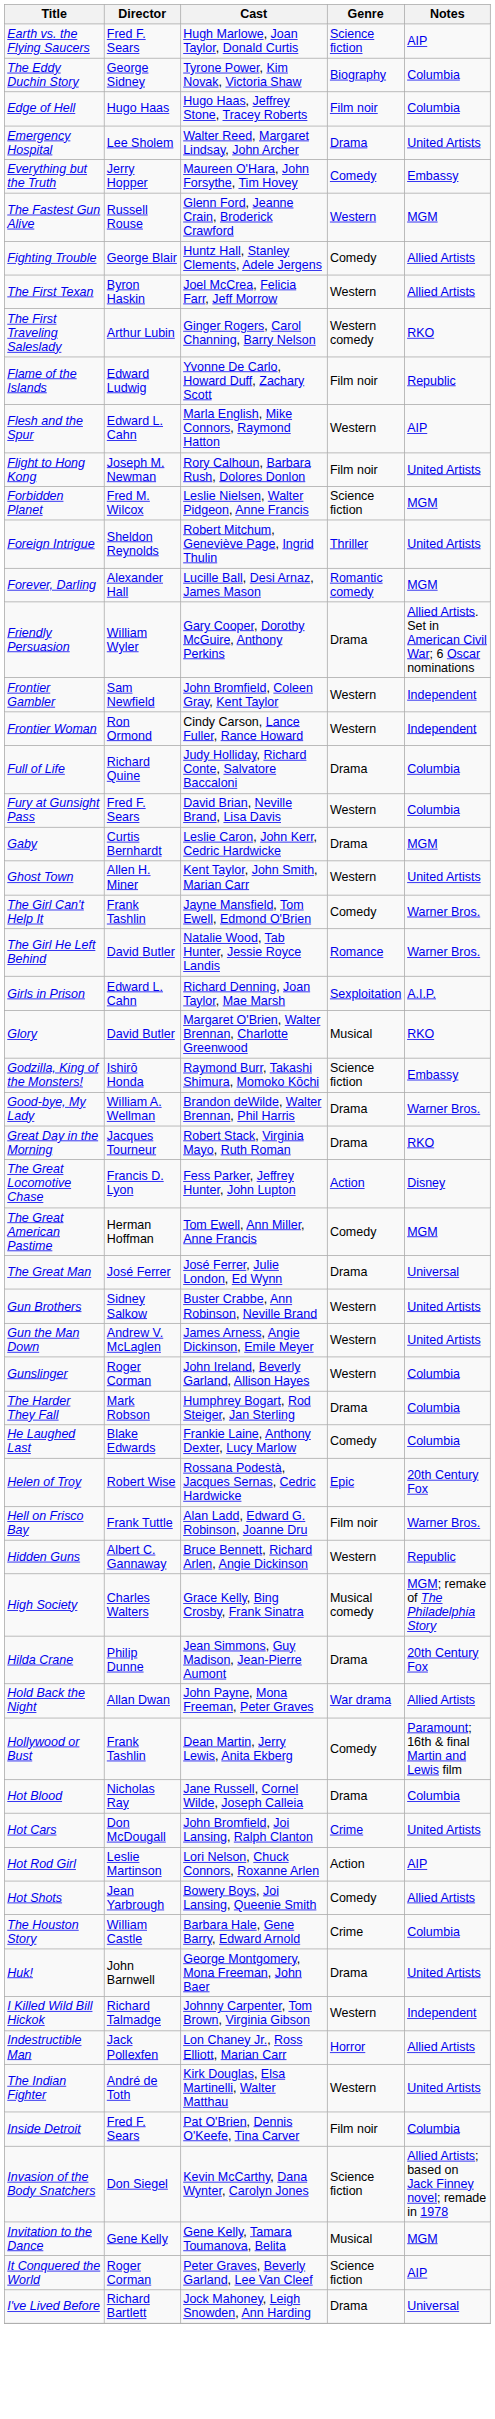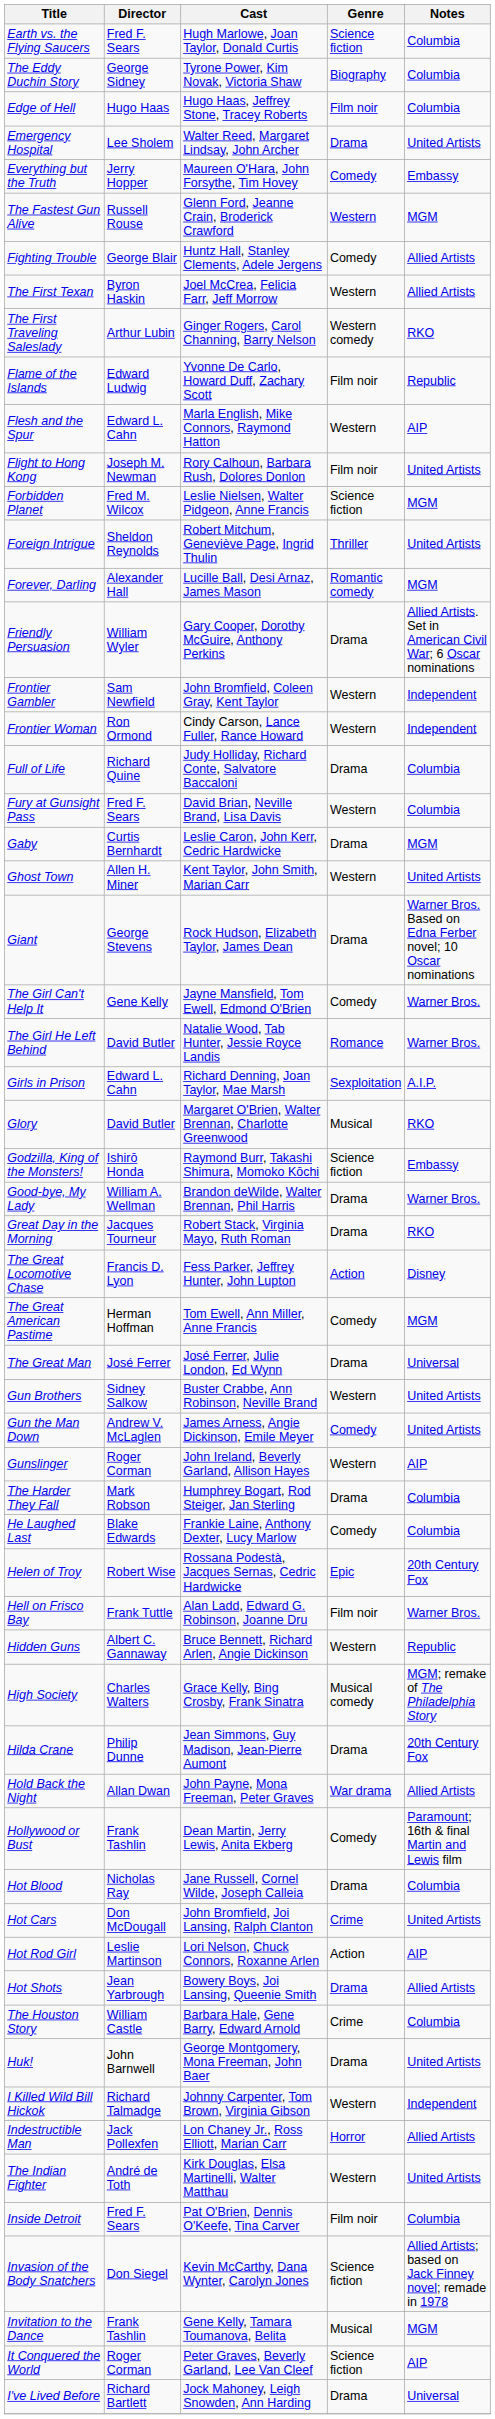(417, 41) AIP -> (433, 41) Columbia
+ row: (22, 939)
(126, 911) Frank Tashlin -> (137, 1001) Gene Kelly
(353, 1340) Western -> (353, 1430) Comedy
(433, 1374) Columbia -> (417, 1464) AIP
(353, 1898) Comedy -> (349, 1988) Drama
(137, 2238) Gene Kelly -> (126, 2328) Frank Tashlin
